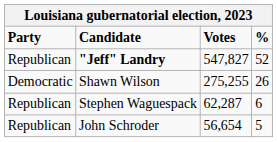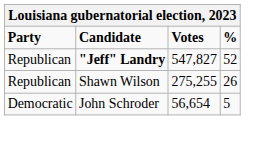(40, 81) Democratic -> (39, 81) Republican
- row: (138, 103)
(39, 125) Republican -> (40, 103) Democratic
